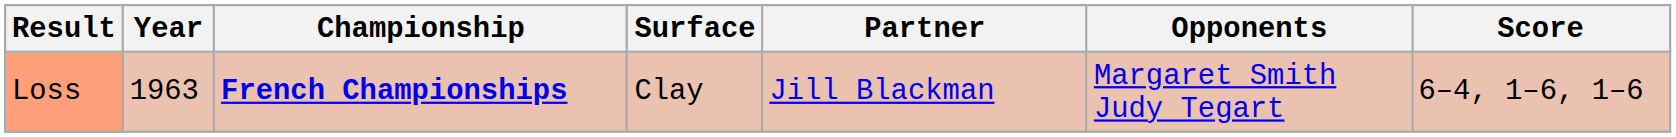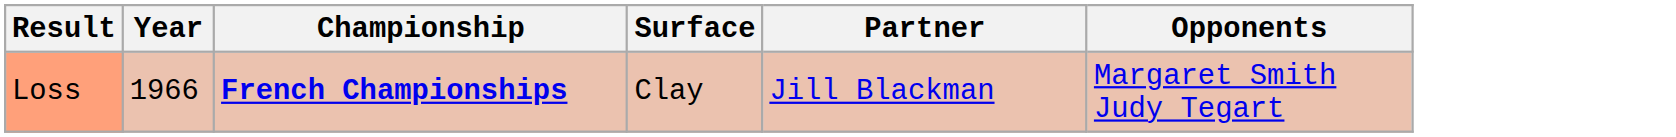- column: (1541, 29)
(164, 92) 1963 -> (164, 92) 1966
